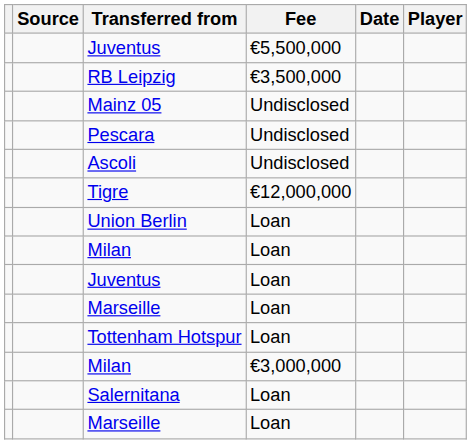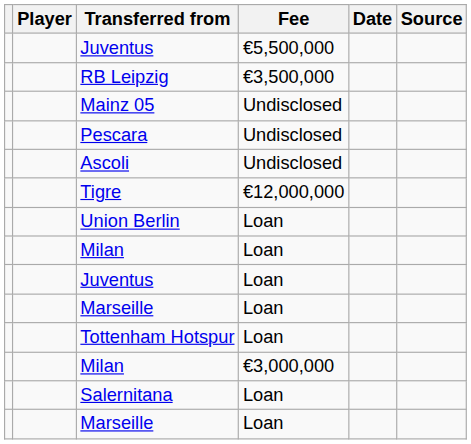columns swapped: (435, 18) <-> (48, 18)
